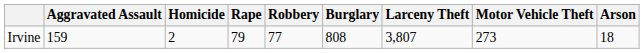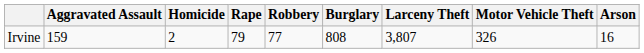(486, 37) 273 -> (486, 37) 326
(607, 37) 18 -> (607, 37) 16
